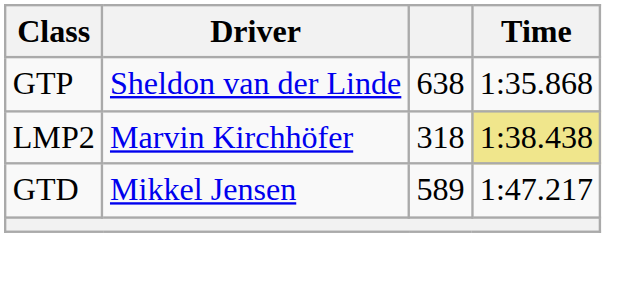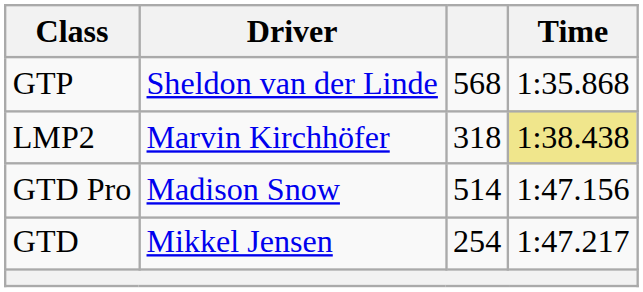(441, 83) 638 -> (477, 83) 568
+ row: (72, 189)
(441, 189) 589 -> (477, 242) 254
